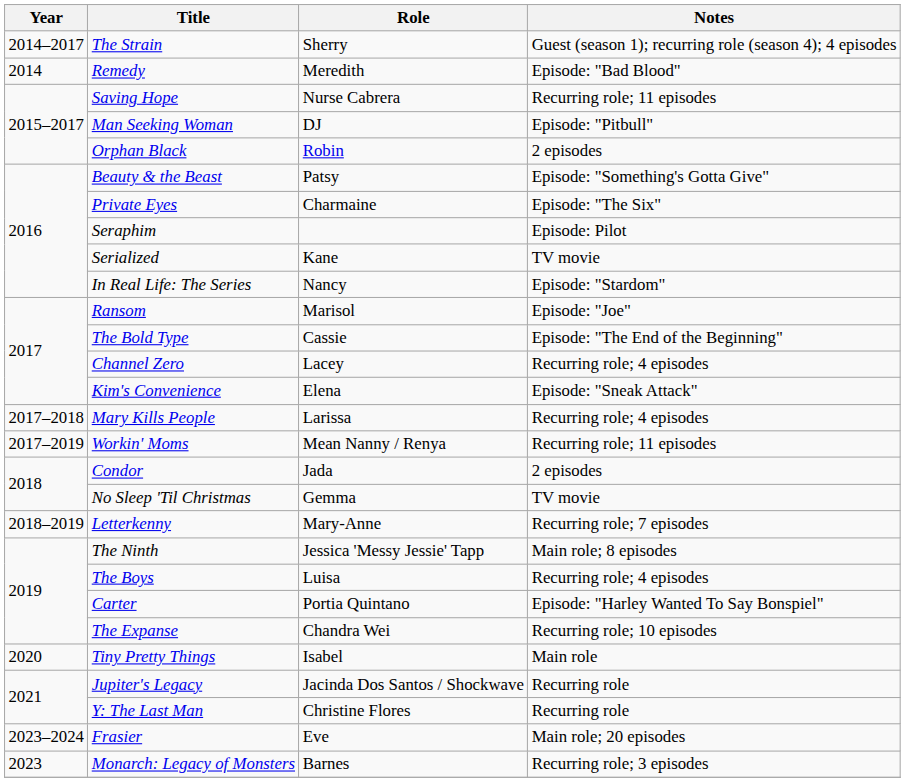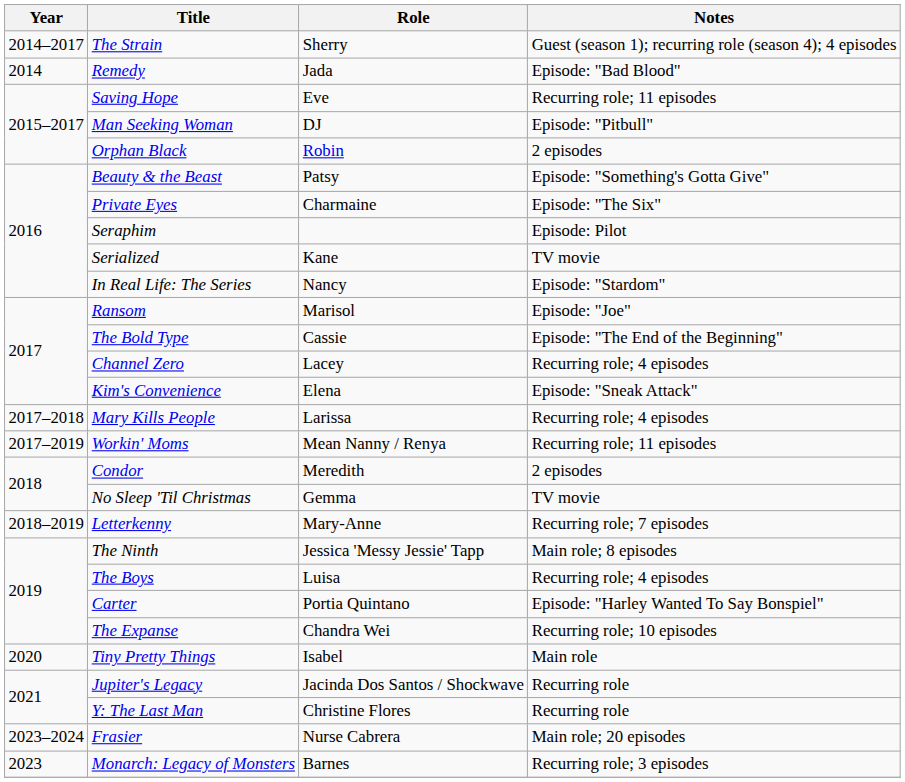(334, 71) Meredith -> (318, 71) Jada
(352, 97) Nurse Cabrera -> (316, 97) Eve
(318, 470) Jada -> (334, 470) Meredith
(316, 737) Eve -> (352, 737) Nurse Cabrera
